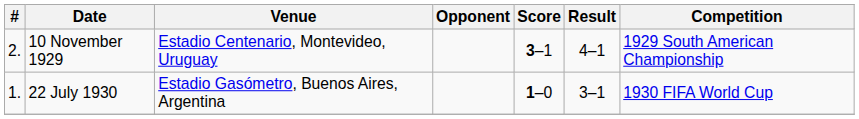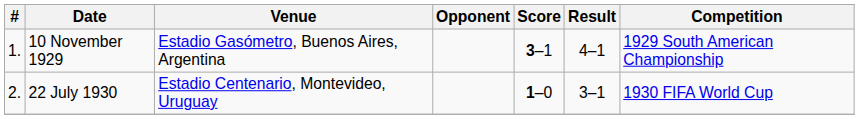(15, 50) 2. -> (15, 50) 1.
(272, 50) Estadio Centenario, Montevideo, Uruguay -> (278, 50) Estadio Gasómetro, Buenos Aires, Argentina
(15, 93) 1. -> (15, 93) 2.
(278, 93) Estadio Gasómetro, Buenos Aires, Argentina -> (272, 93) Estadio Centenario, Montevideo, Uruguay
